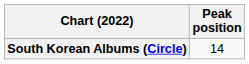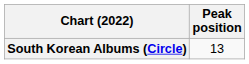(217, 48) 14 -> (217, 48) 13
